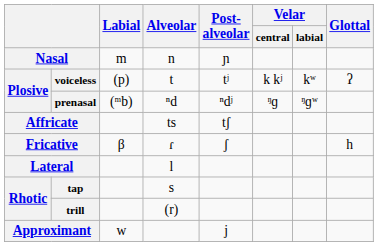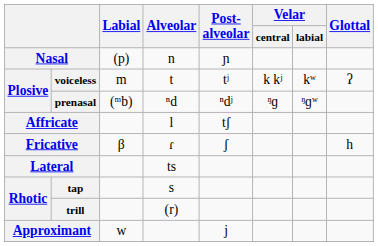(121, 58) m -> (121, 58) (p)
(121, 79) (p) -> (121, 79) m
(171, 123) ts -> (171, 123) l
(171, 166) l -> (171, 166) ts
